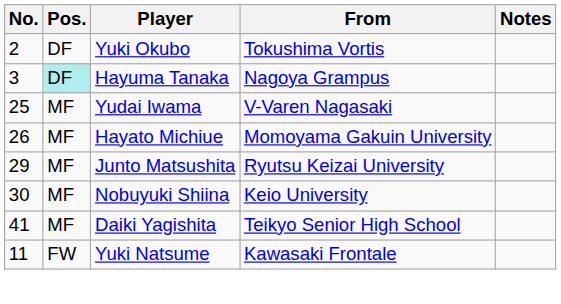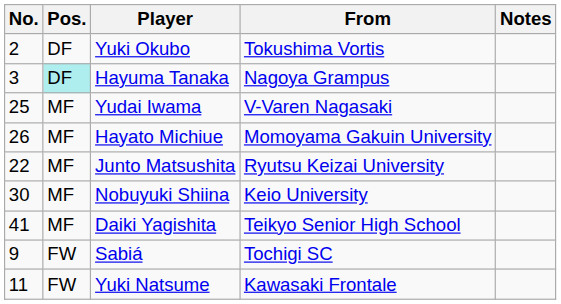(19, 166) 29 -> (19, 166) 22
+ row: (119, 254)
